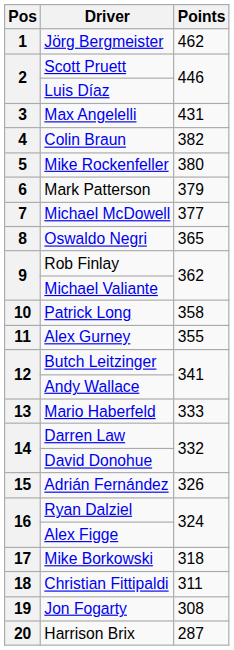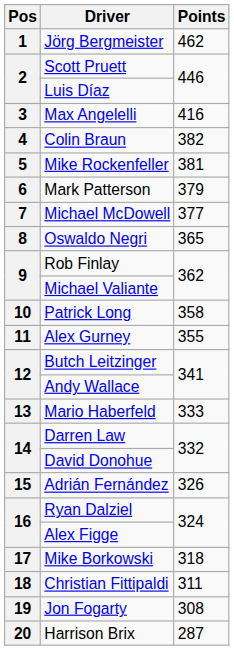(191, 115) 431 -> (191, 115) 416
(191, 164) 380 -> (191, 164) 381
